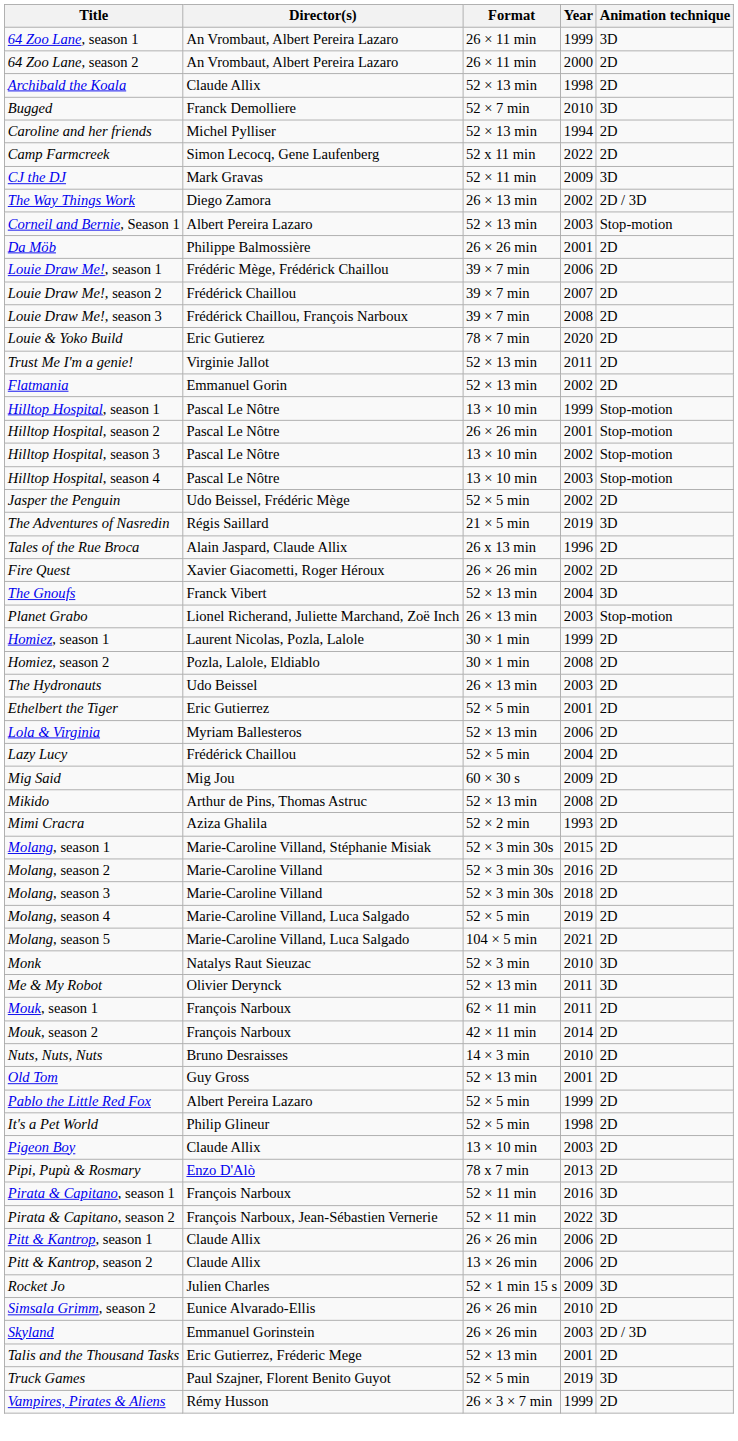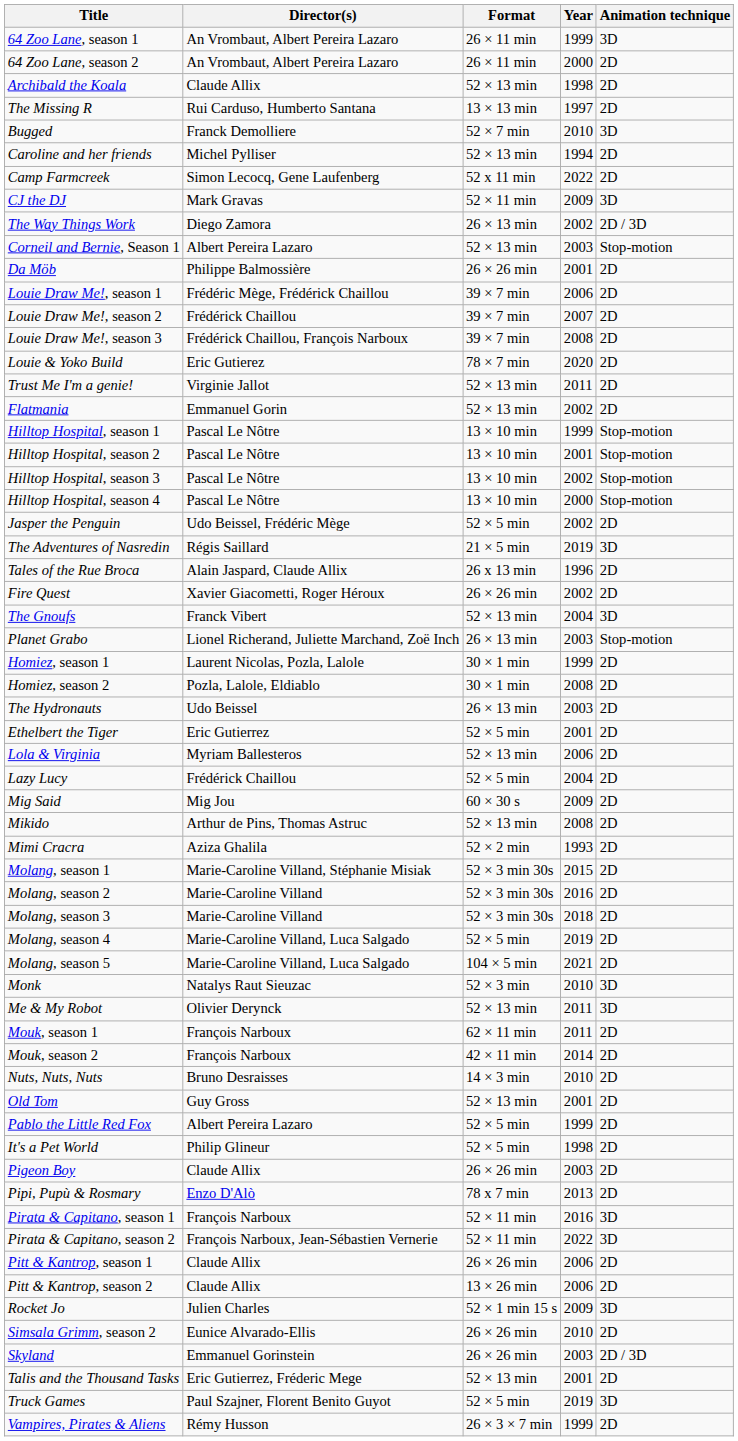+ row: (50, 108)
(501, 431) 26 × 26 min -> (501, 454) 13 × 10 min
(578, 477) 2003 -> (578, 500) 2000
(501, 1147) 13 × 10 min -> (501, 1170) 26 × 26 min
